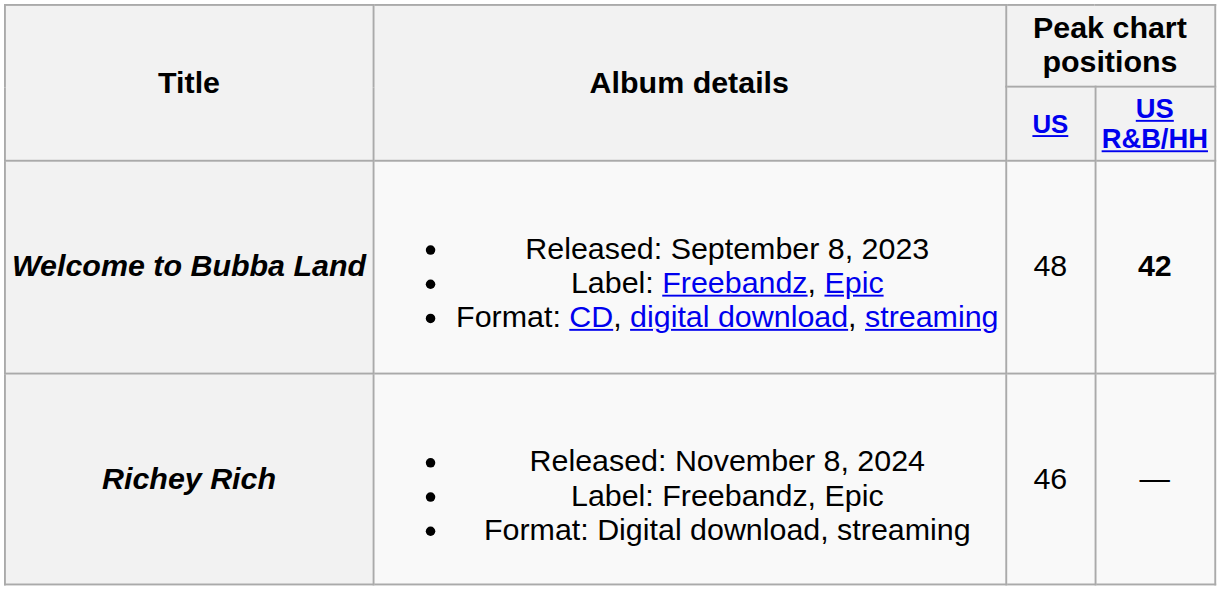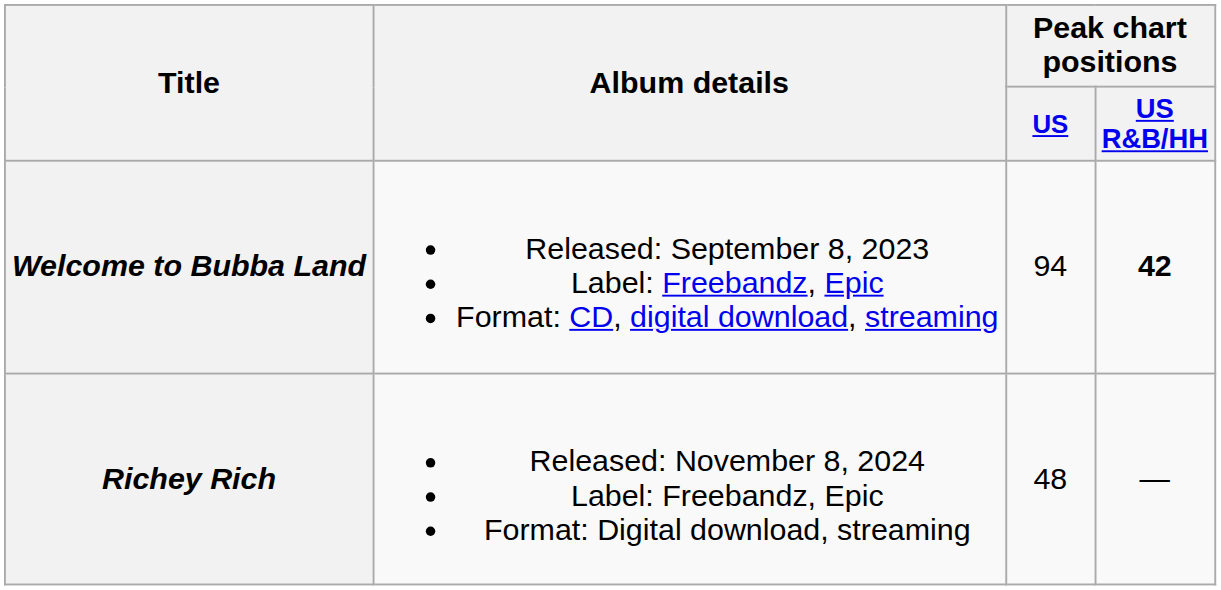(1050, 266) 48 -> (1050, 266) 94
(1050, 477) 46 -> (1050, 477) 48
